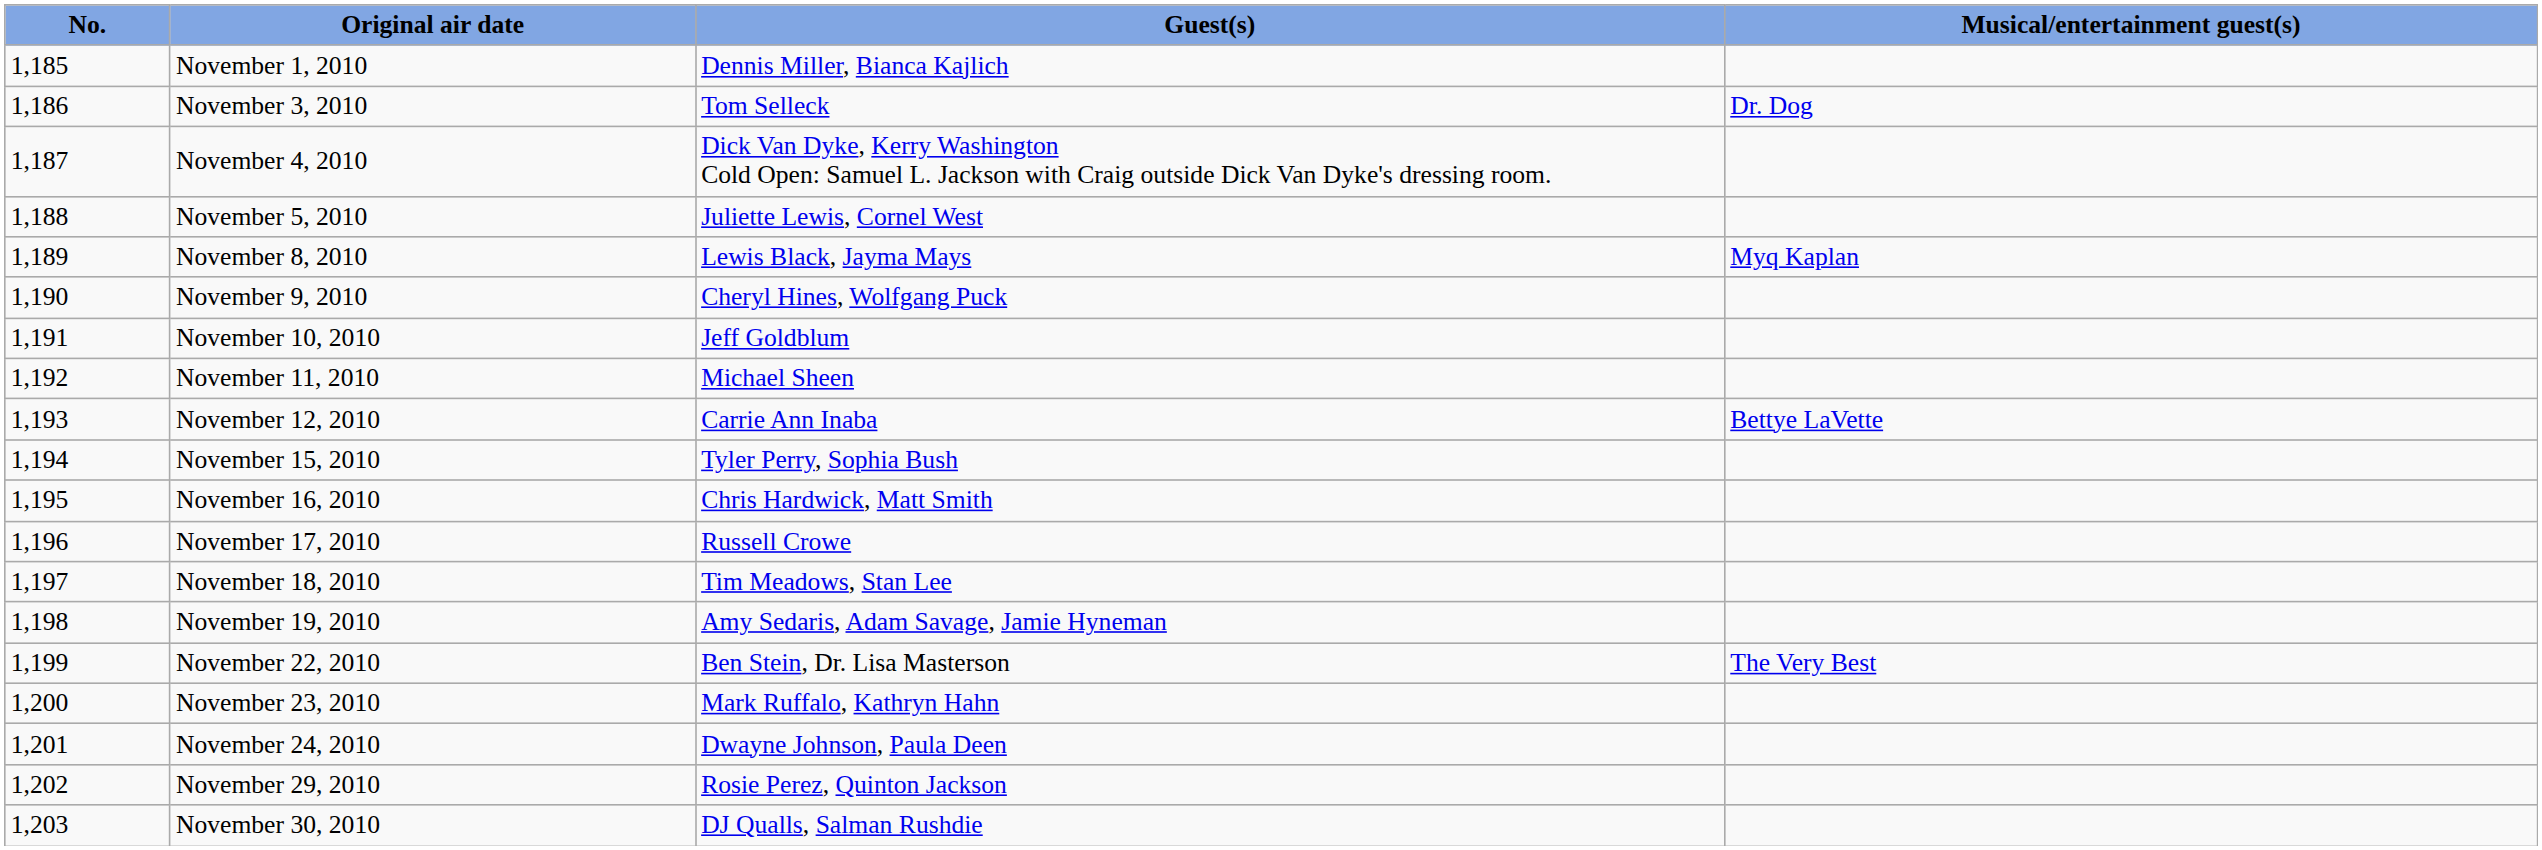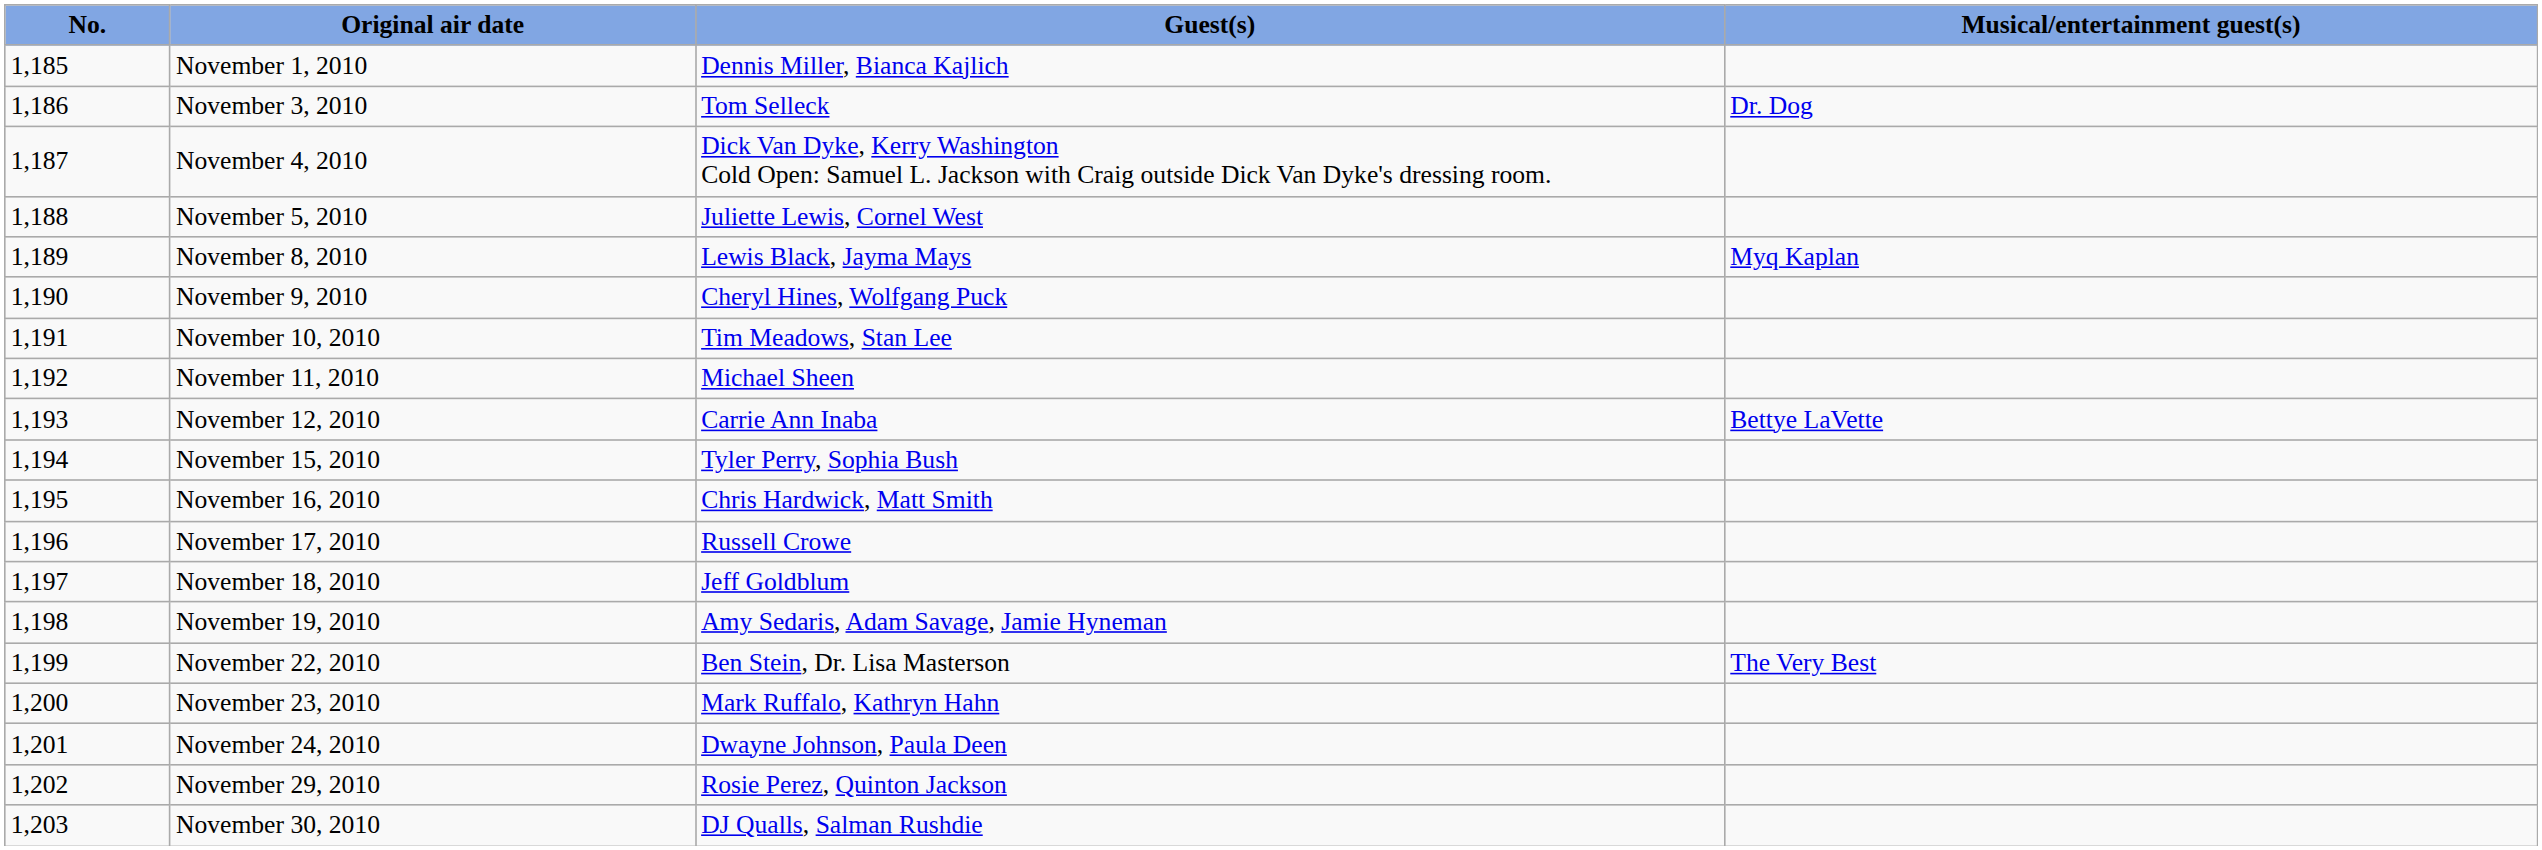(775, 337) Jeff Goldblum -> (827, 337) Tim Meadows, Stan Lee
(827, 581) Tim Meadows, Stan Lee -> (775, 581) Jeff Goldblum
